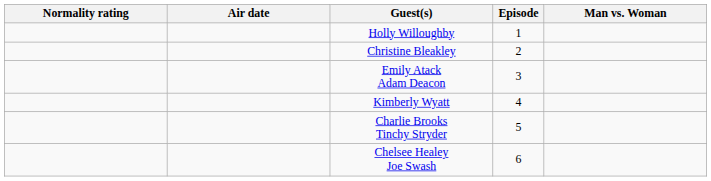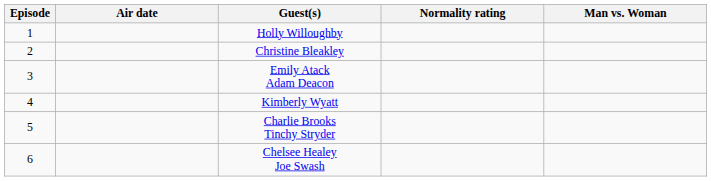columns swapped: (518, 13) <-> (86, 13)
